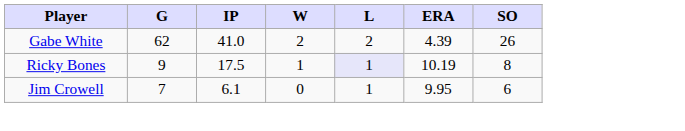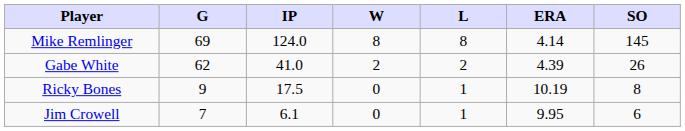+ row: (82, 41)
(300, 65) 1 -> (376, 89) 0
(369, 65) lavender background -> (463, 89) no background
